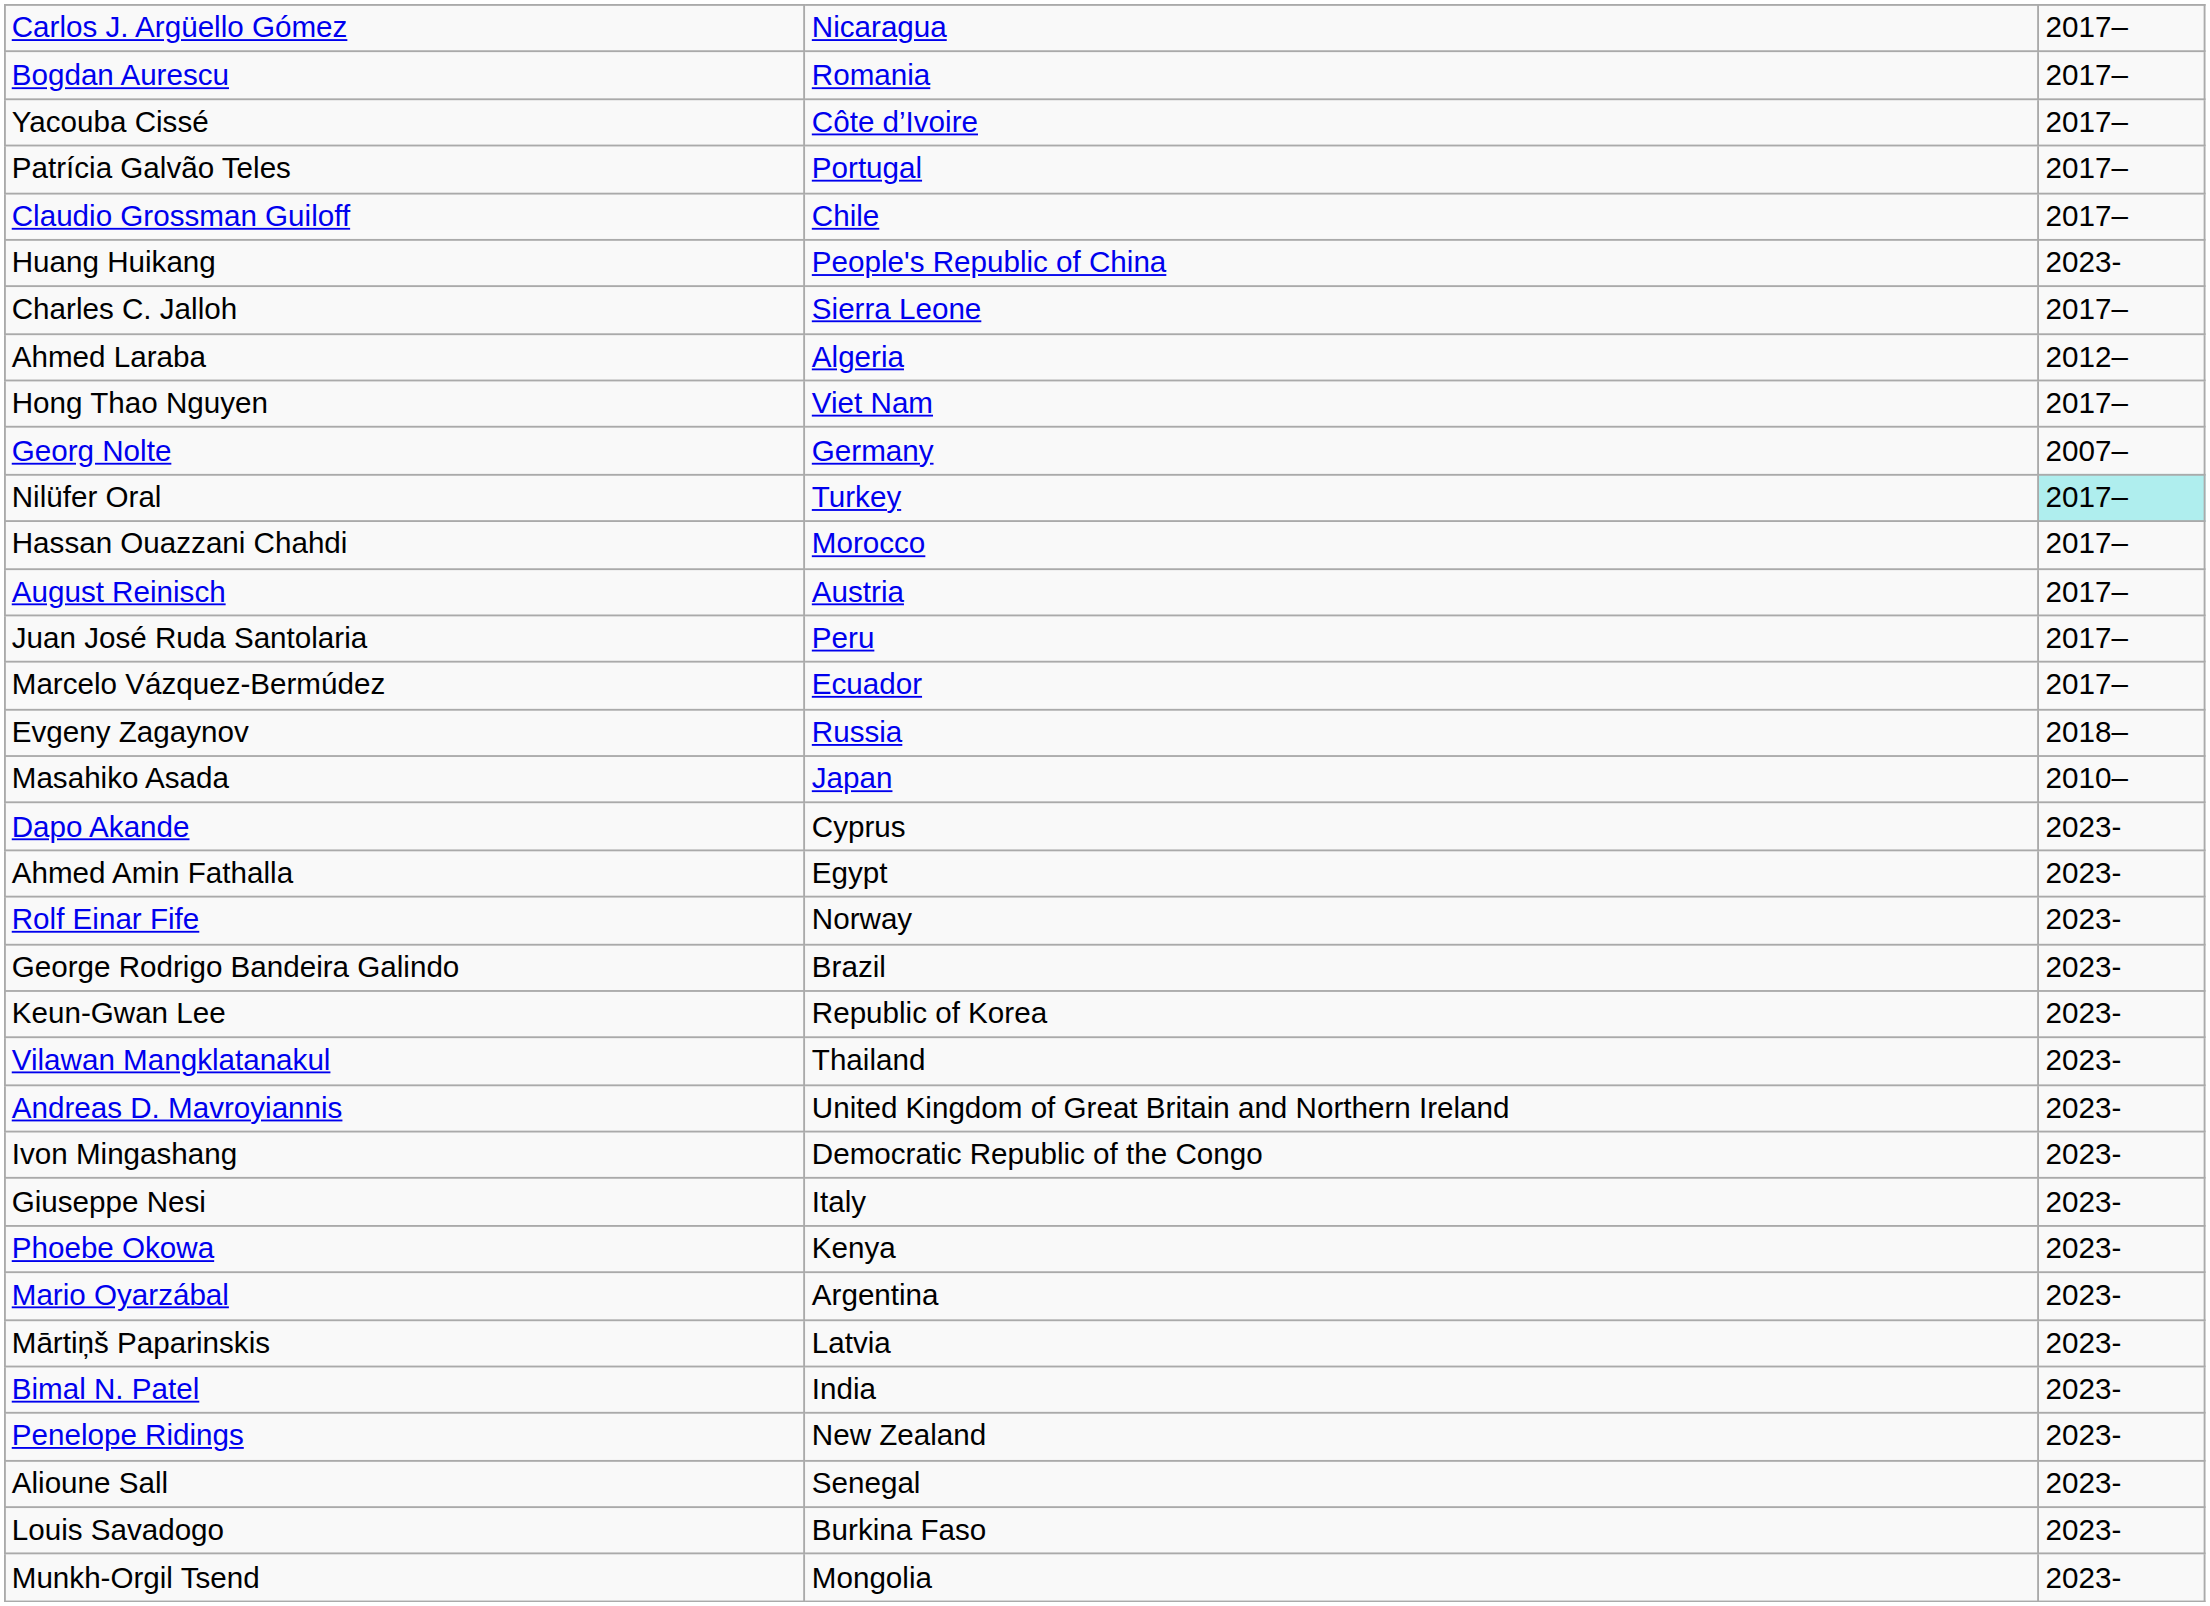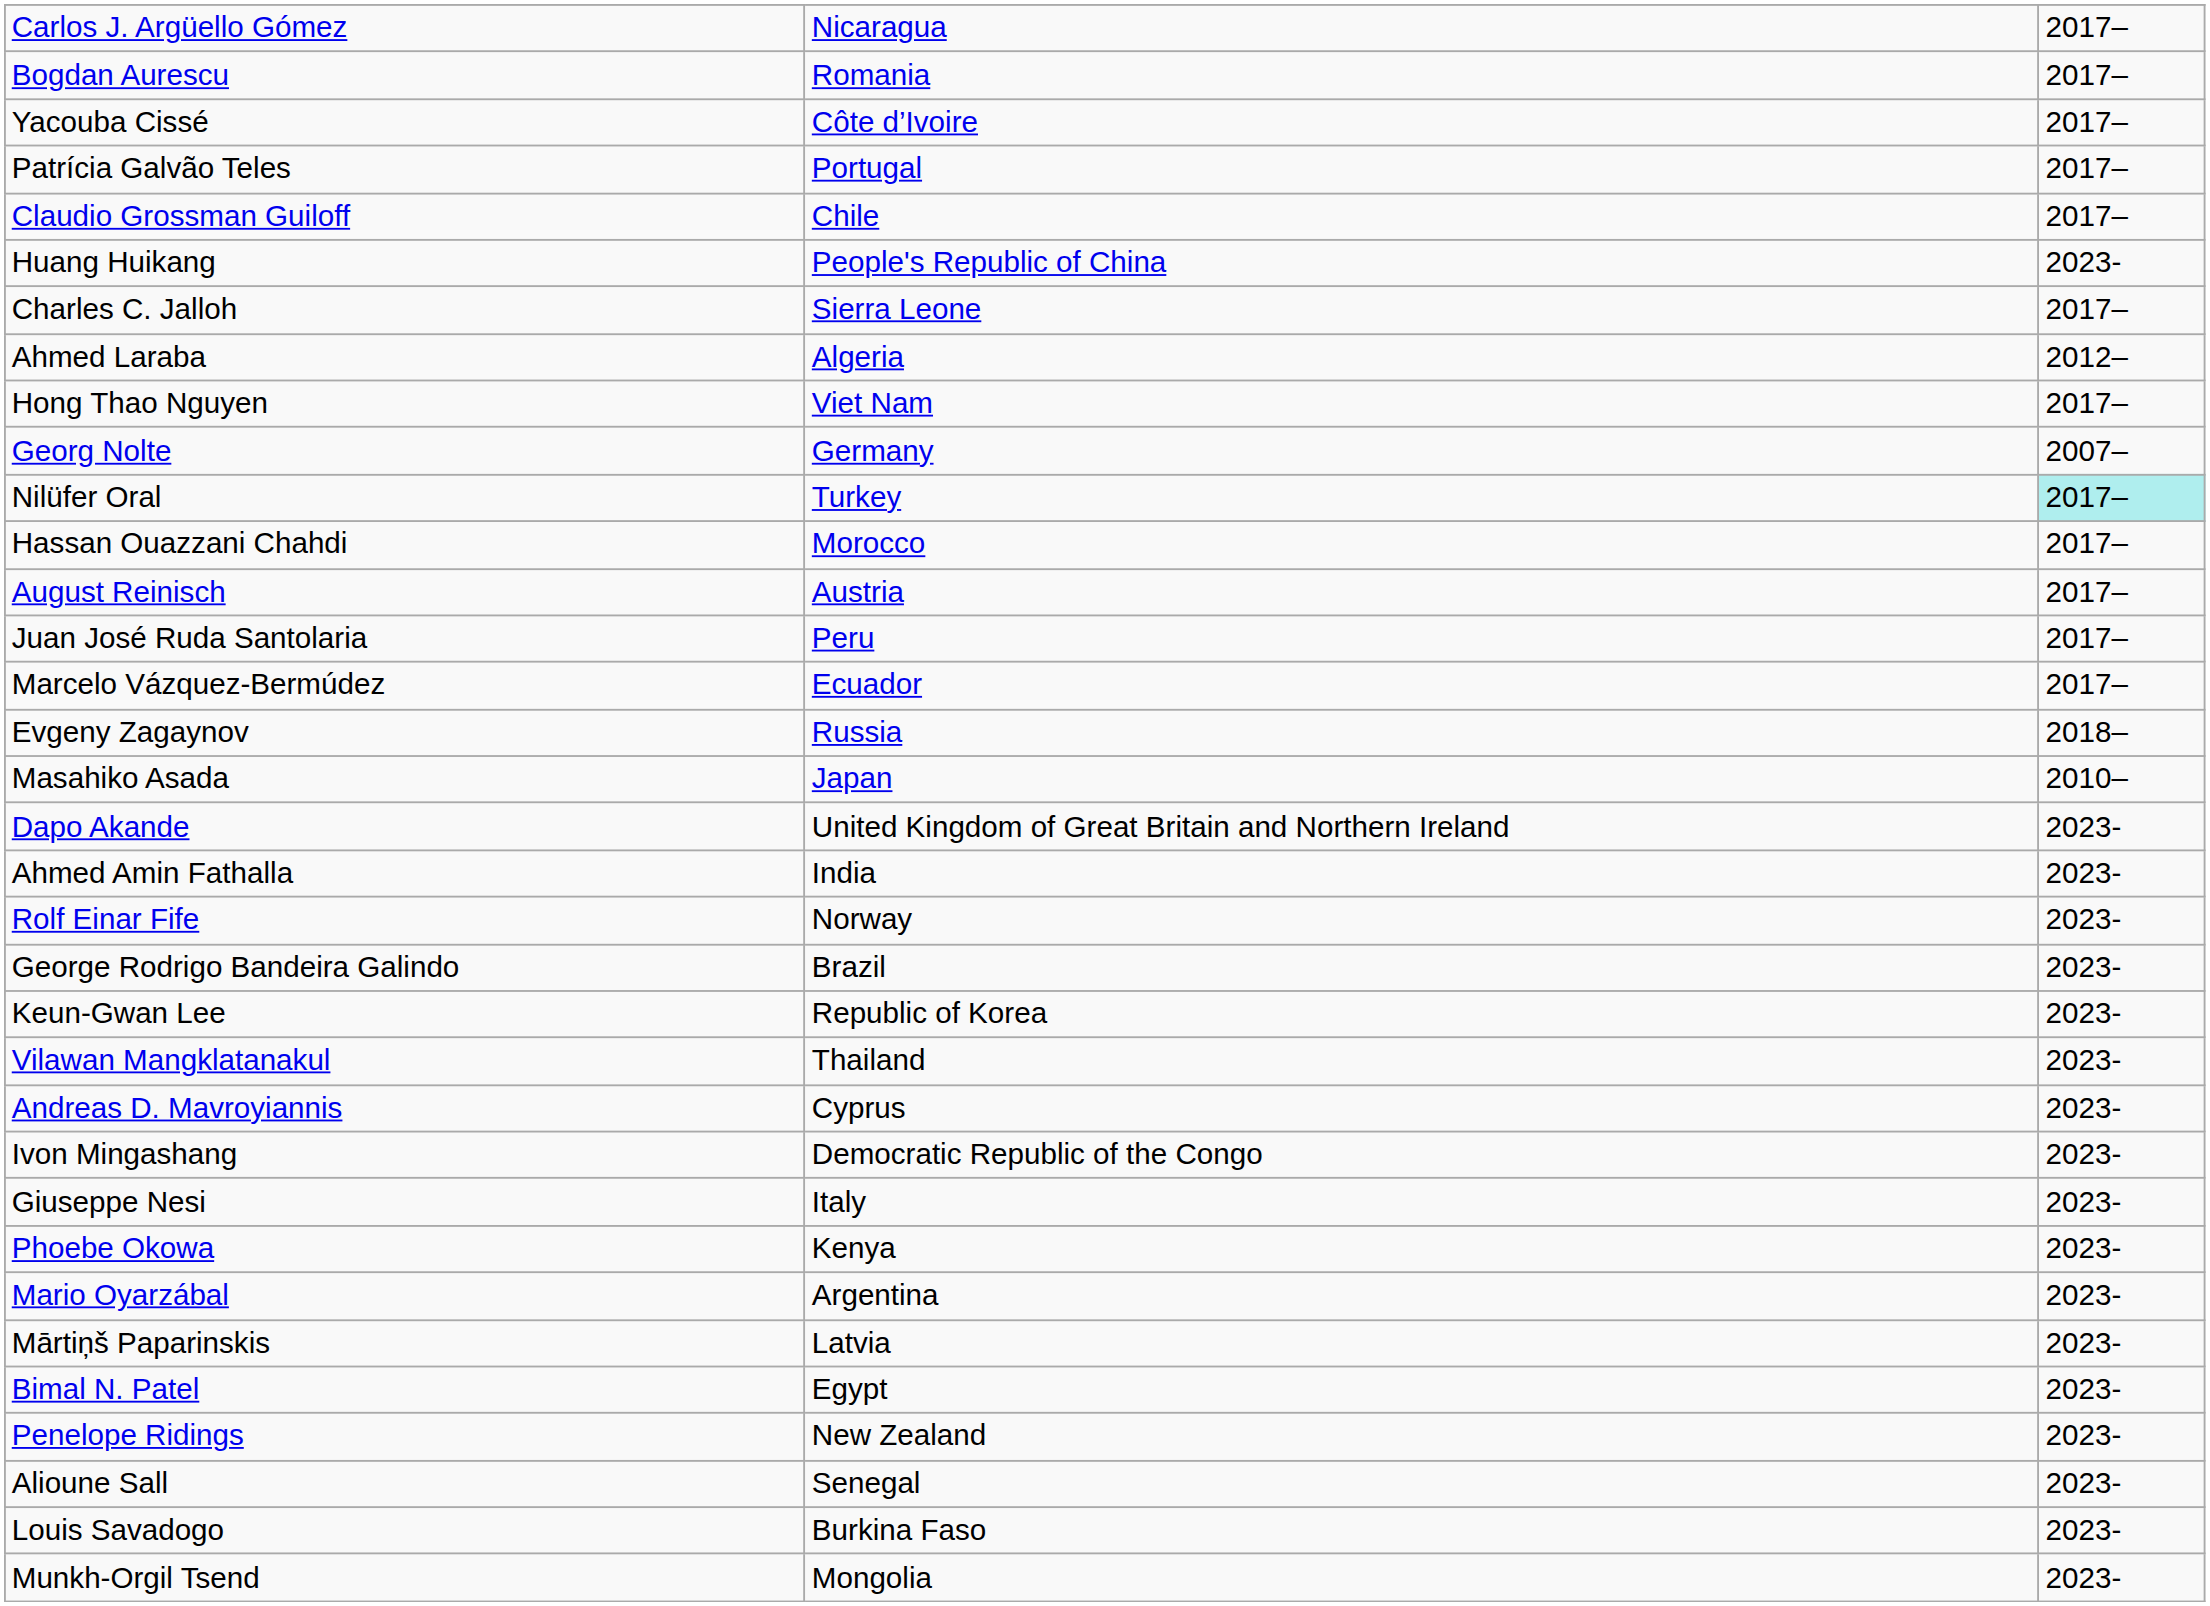(859, 826) Cyprus -> (1161, 826) United Kingdom of Great Britain and Northern Ireland
(850, 872) Egypt -> (844, 872) India
(1161, 1107) United Kingdom of Great Britain and Northern Ireland -> (859, 1107) Cyprus
(844, 1389) India -> (850, 1389) Egypt
